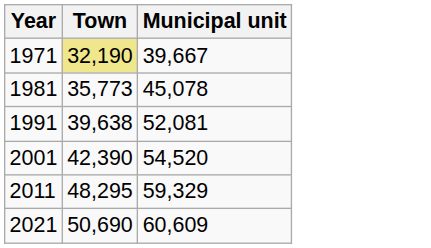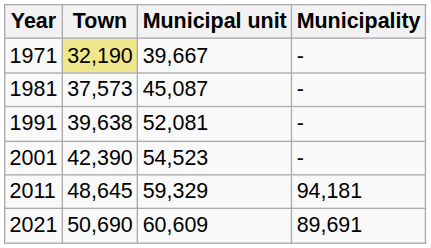+ column: (359, 21)
(100, 89) 35,773 -> (100, 89) 37,573
(175, 89) 45,078 -> (175, 89) 45,087
(175, 157) 54,520 -> (175, 157) 54,523
(100, 191) 48,295 -> (100, 191) 48,645
